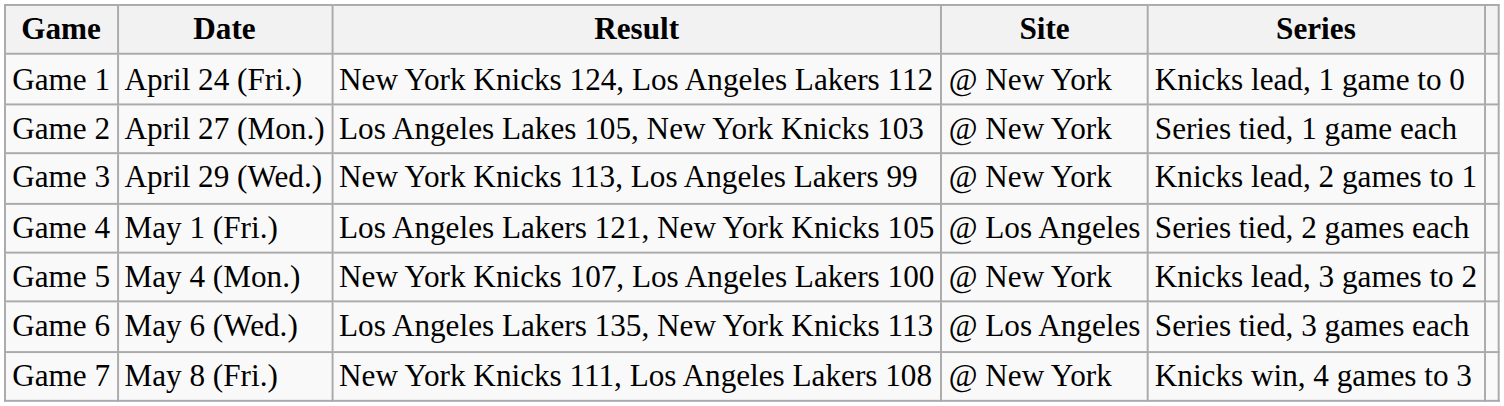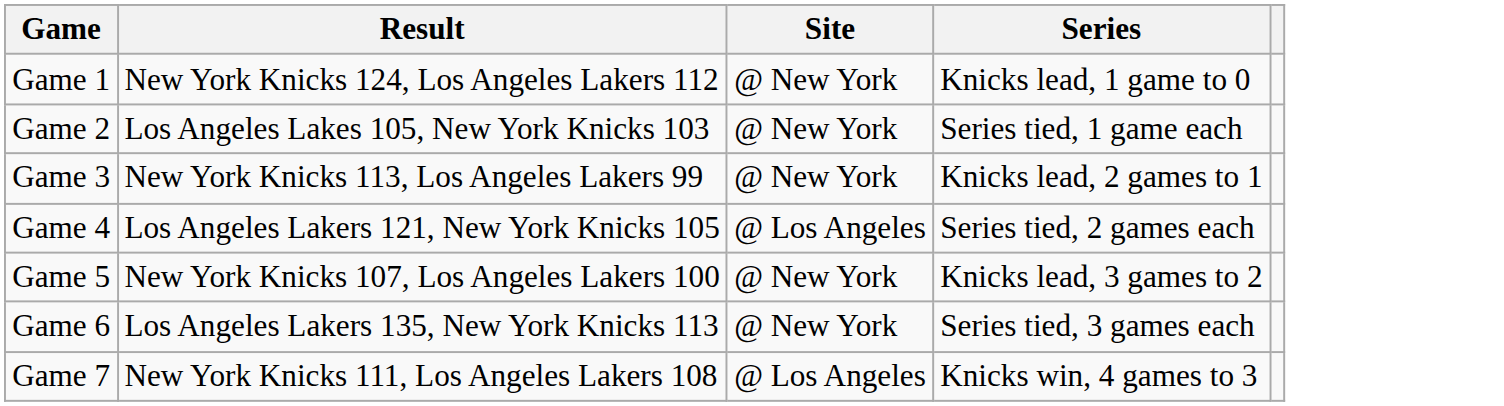- column: (225, 29)
(1045, 326) @ Los Angeles -> (816, 326) @ New York
(1030, 375) @ New York -> (830, 375) @ Los Angeles
